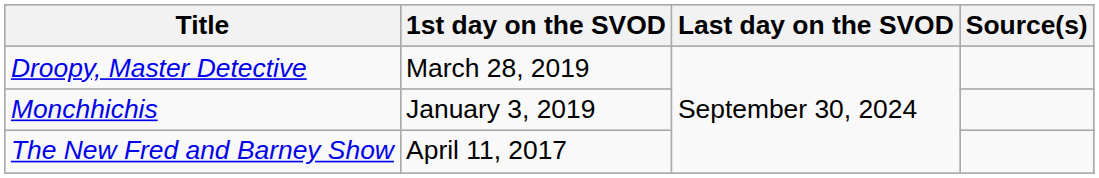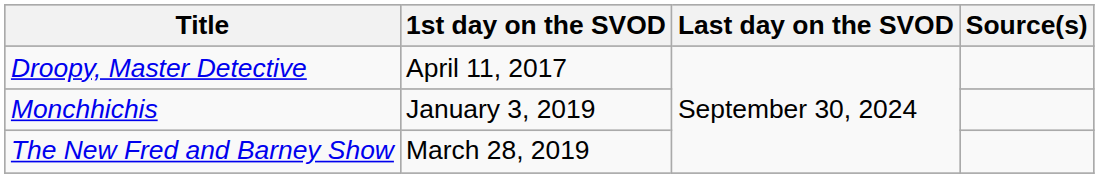(498, 67) March 28, 2019 -> (487, 67) April 11, 2017
(487, 151) April 11, 2017 -> (498, 151) March 28, 2019
